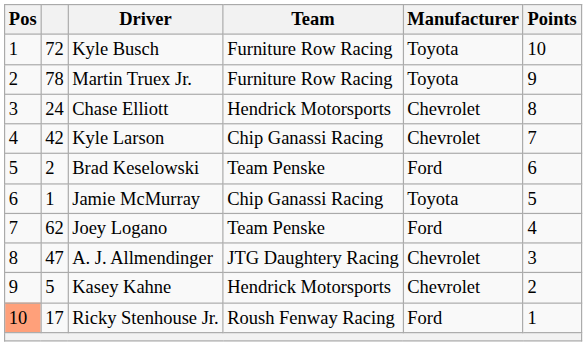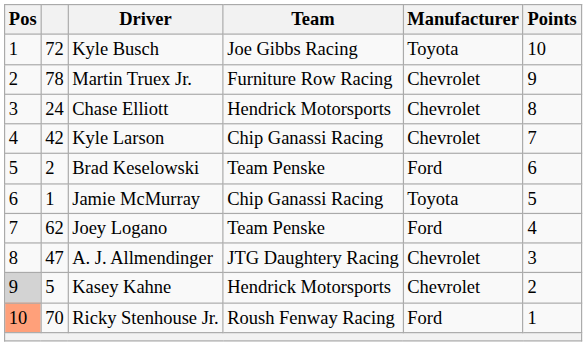(310, 48) Furniture Row Racing -> (292, 48) Joe Gibbs Racing
(433, 78) Toyota -> (444, 78) Chevrolet
(13, 287) no background -> (13, 287) lightgrey background
(54, 317) 17 -> (54, 317) 70
